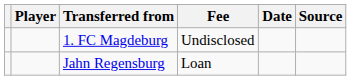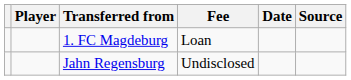(218, 39) Undisclosed -> (196, 39) Loan
(196, 63) Loan -> (218, 63) Undisclosed
